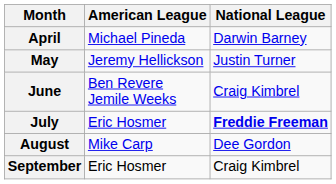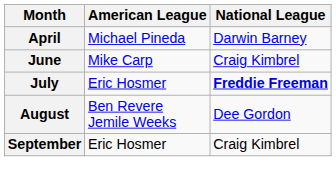- row: (45, 60)
(132, 91) Ben Revere Jemile Weeks -> (120, 60) Mike Carp
(120, 144) Mike Carp -> (132, 114) Ben Revere Jemile Weeks
